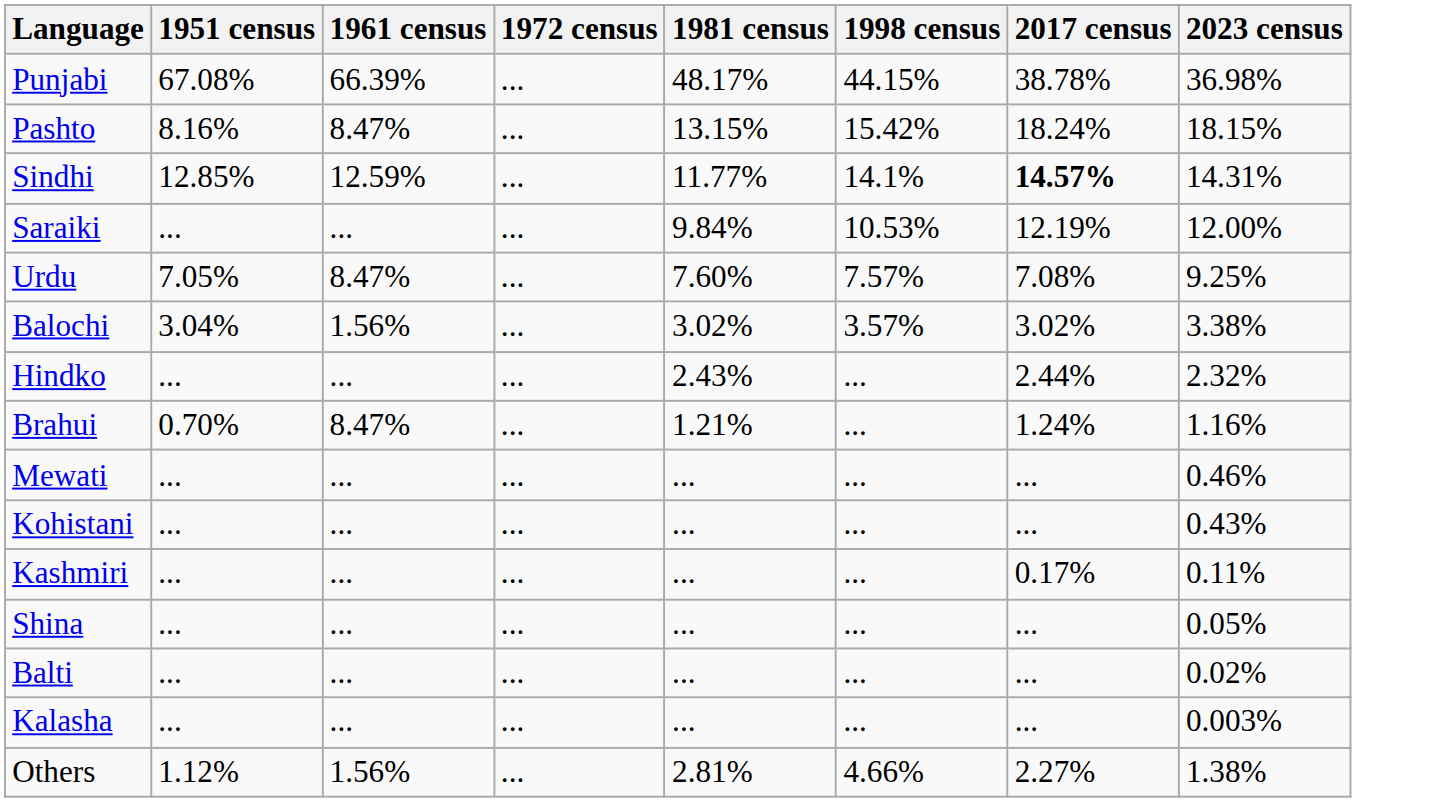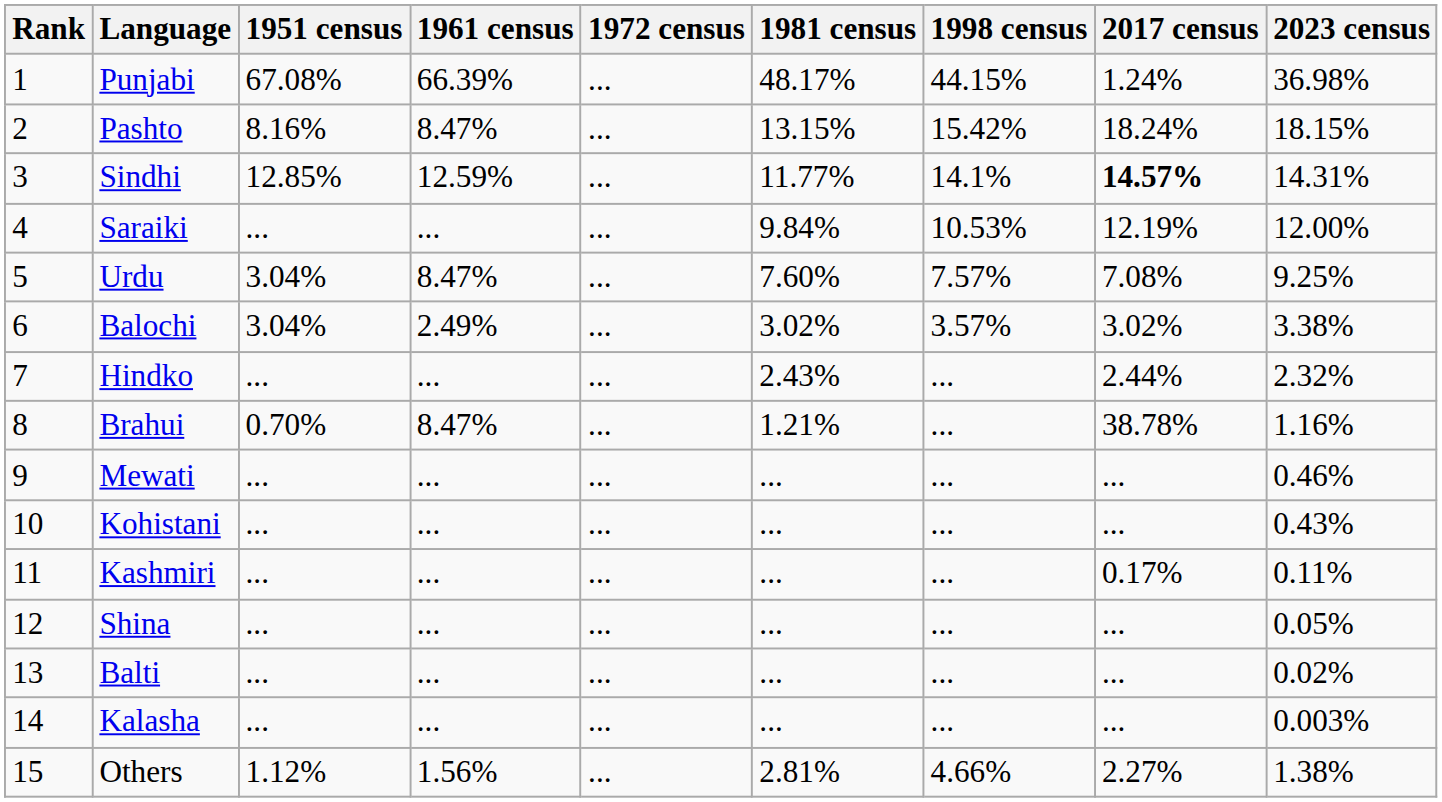+ column: (49, 29)
(1063, 78) 38.78% -> (1142, 78) 1.24%
(199, 276) 7.05% -> (286, 276) 3.04%
(370, 326) 1.56% -> (457, 326) 2.49%
(1055, 425) 1.24% -> (1150, 425) 38.78%
